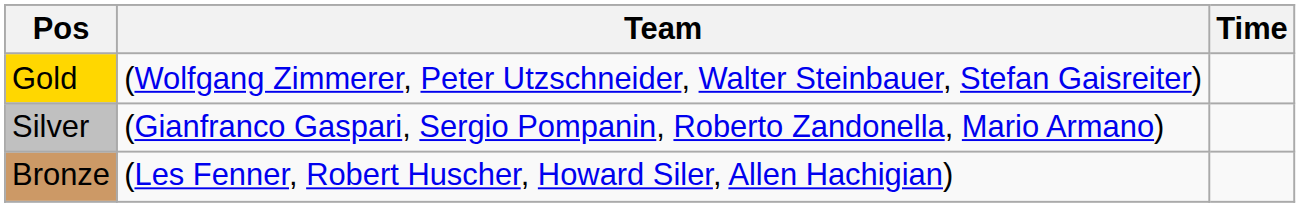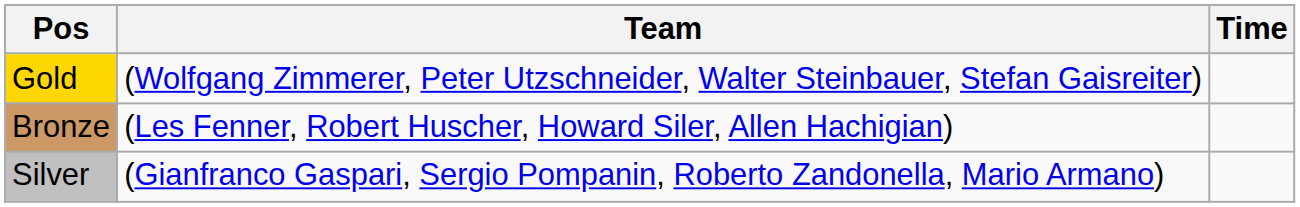rows swapped: (51, 126) <-> (61, 175)
